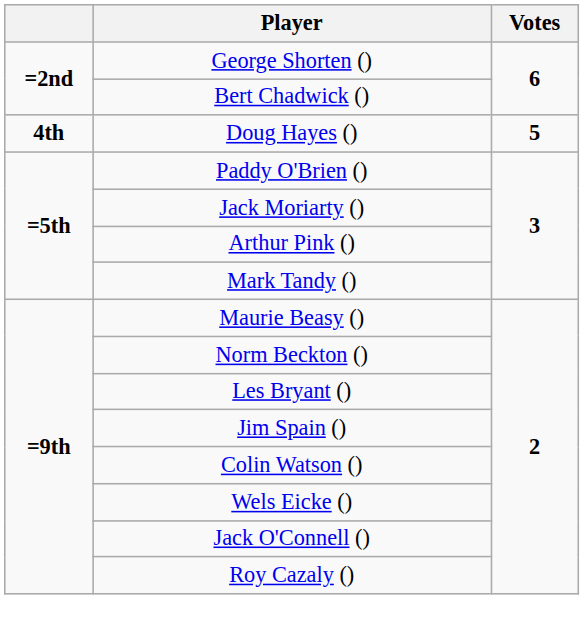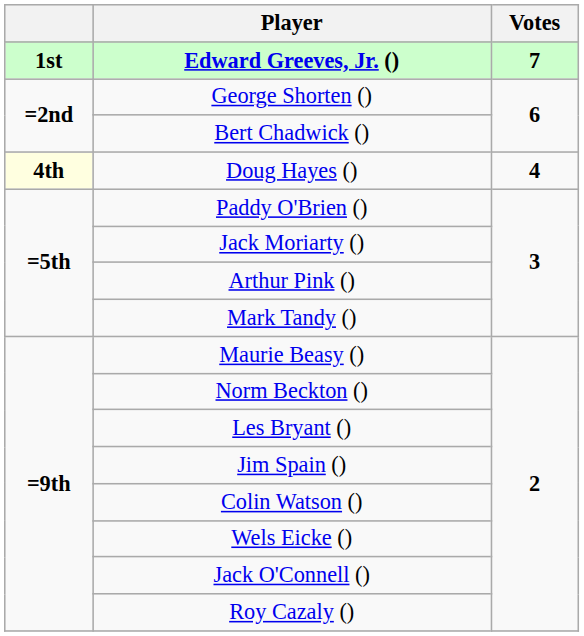+ row: (292, 60)
(49, 133) no background -> (49, 170) lightyellow background
(535, 133) 5 -> (535, 170) 4
